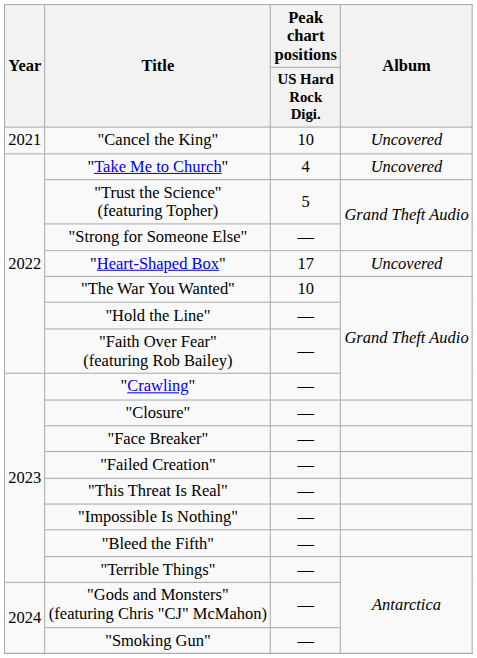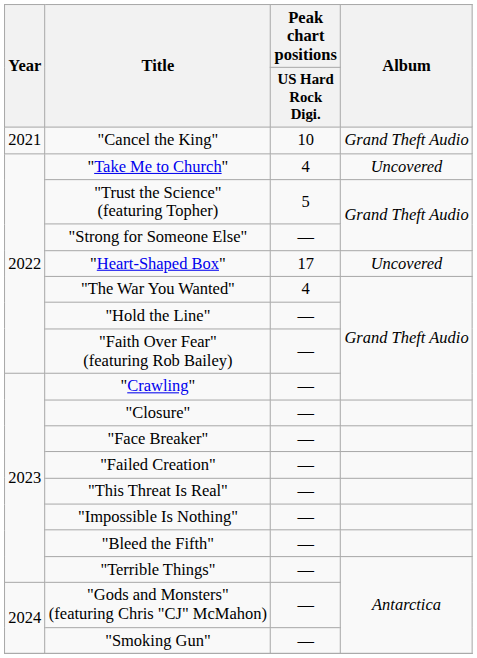(407, 140) Uncovered -> (407, 140) Grand Theft Audio
(306, 289) 10 -> (306, 289) 4
